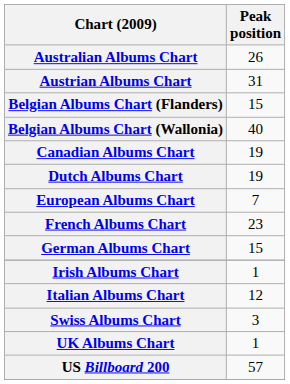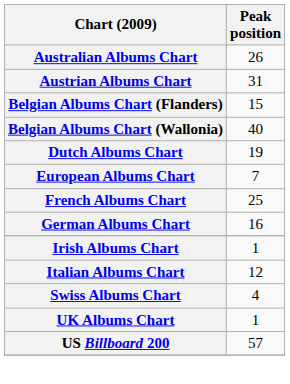- row: (116, 152)
(256, 224) 23 -> (256, 200) 25
(256, 248) 15 -> (256, 224) 16
(256, 319) 3 -> (256, 295) 4
